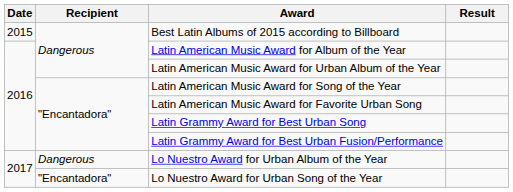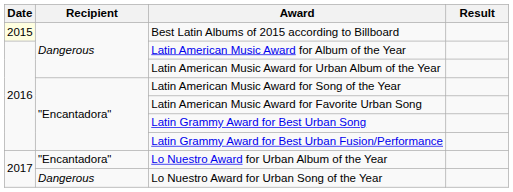(20, 31) no background -> (20, 31) lightyellow background
(66, 159) Dangerous -> (75, 159) "Encantadora"
(75, 178) "Encantadora" -> (66, 178) Dangerous
